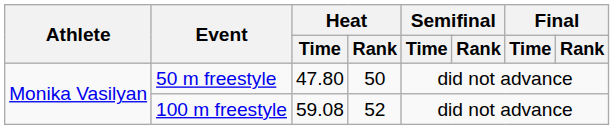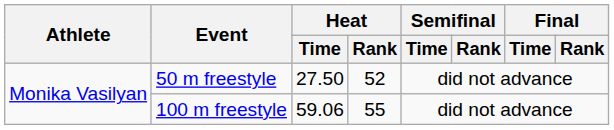(320, 79) 47.80 -> (320, 79) 27.50
(375, 79) 50 -> (375, 79) 52
(320, 109) 59.08 -> (320, 109) 59.06
(375, 109) 52 -> (375, 109) 55
